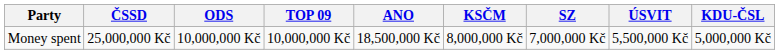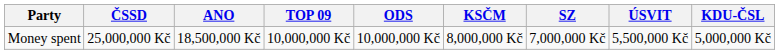columns swapped: (398, 15) <-> (219, 15)
